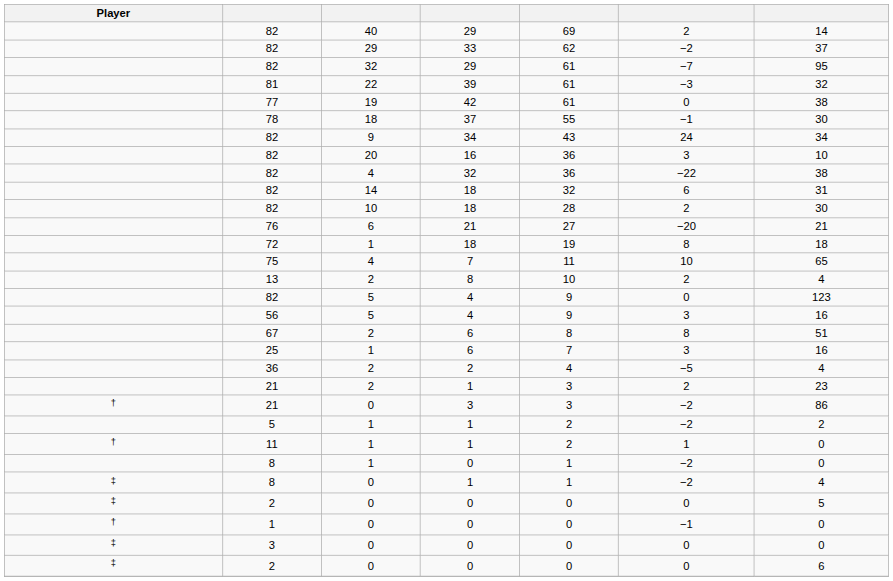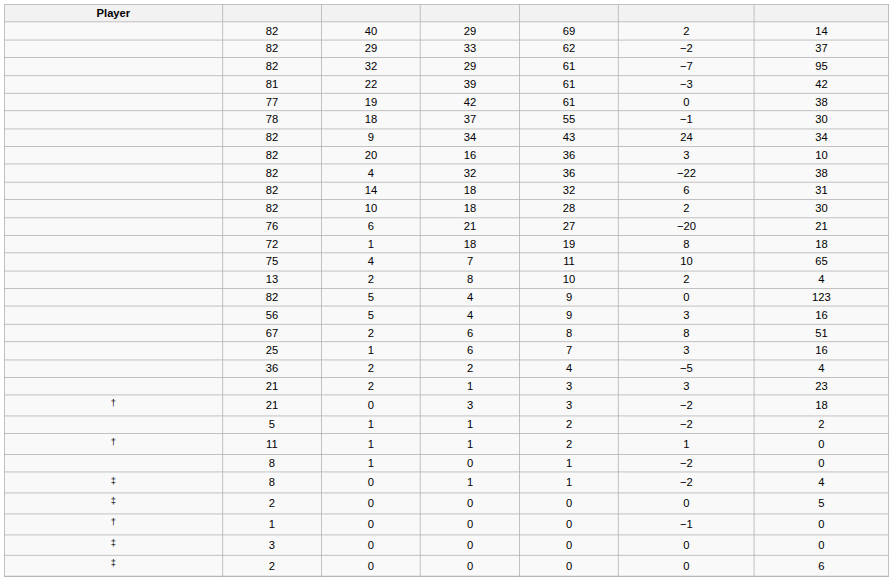(821, 84) 32 -> (821, 84) 42
(686, 386) 2 -> (686, 386) 3
(821, 405) 86 -> (821, 405) 18
